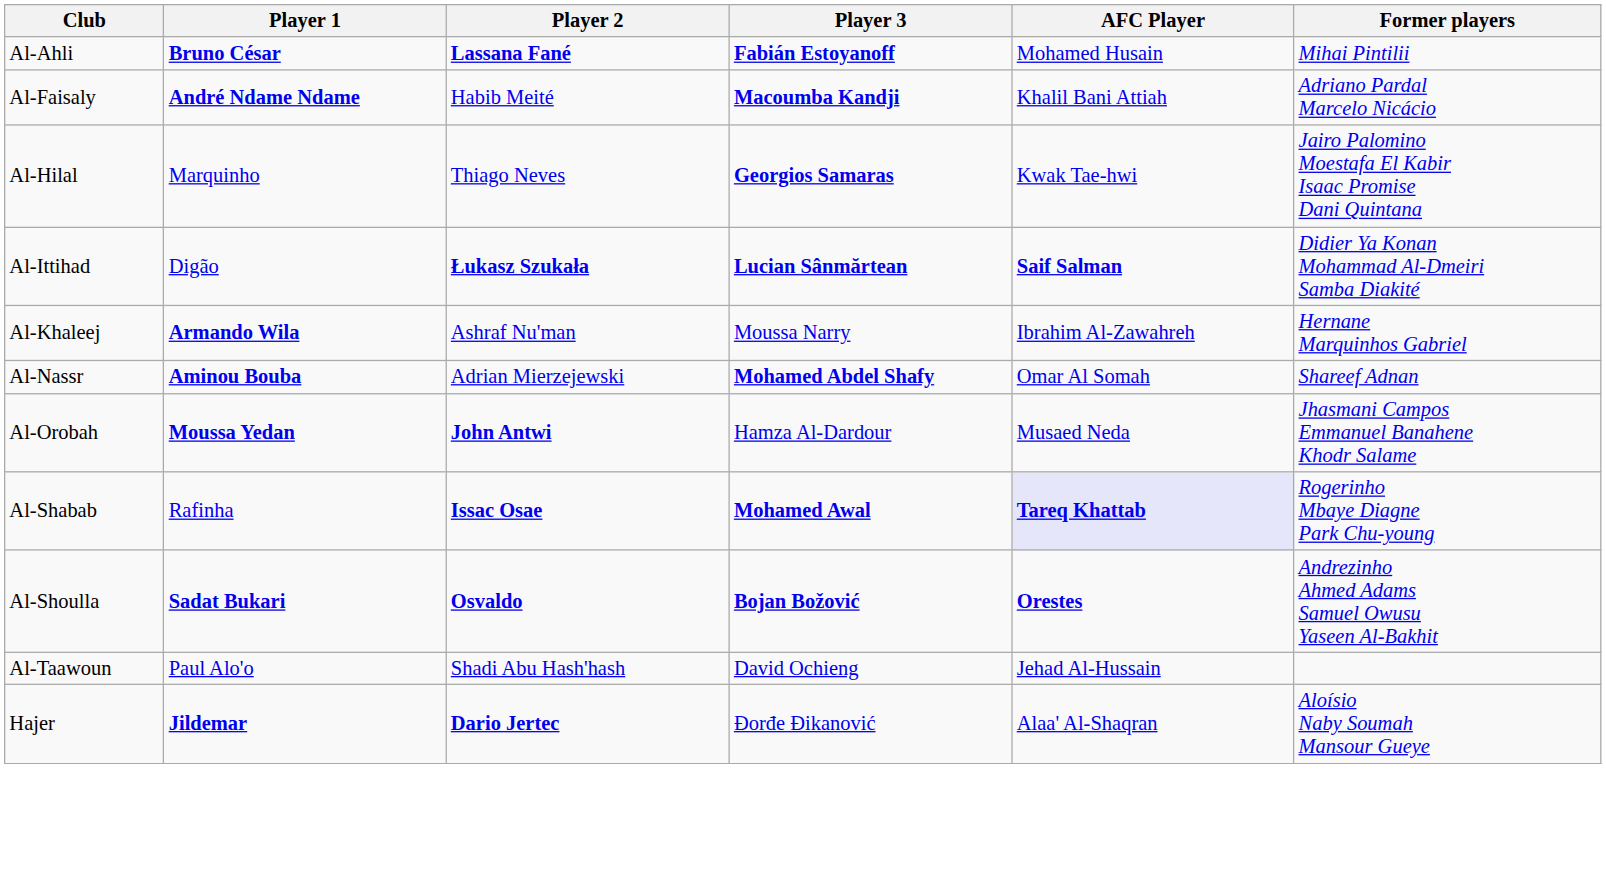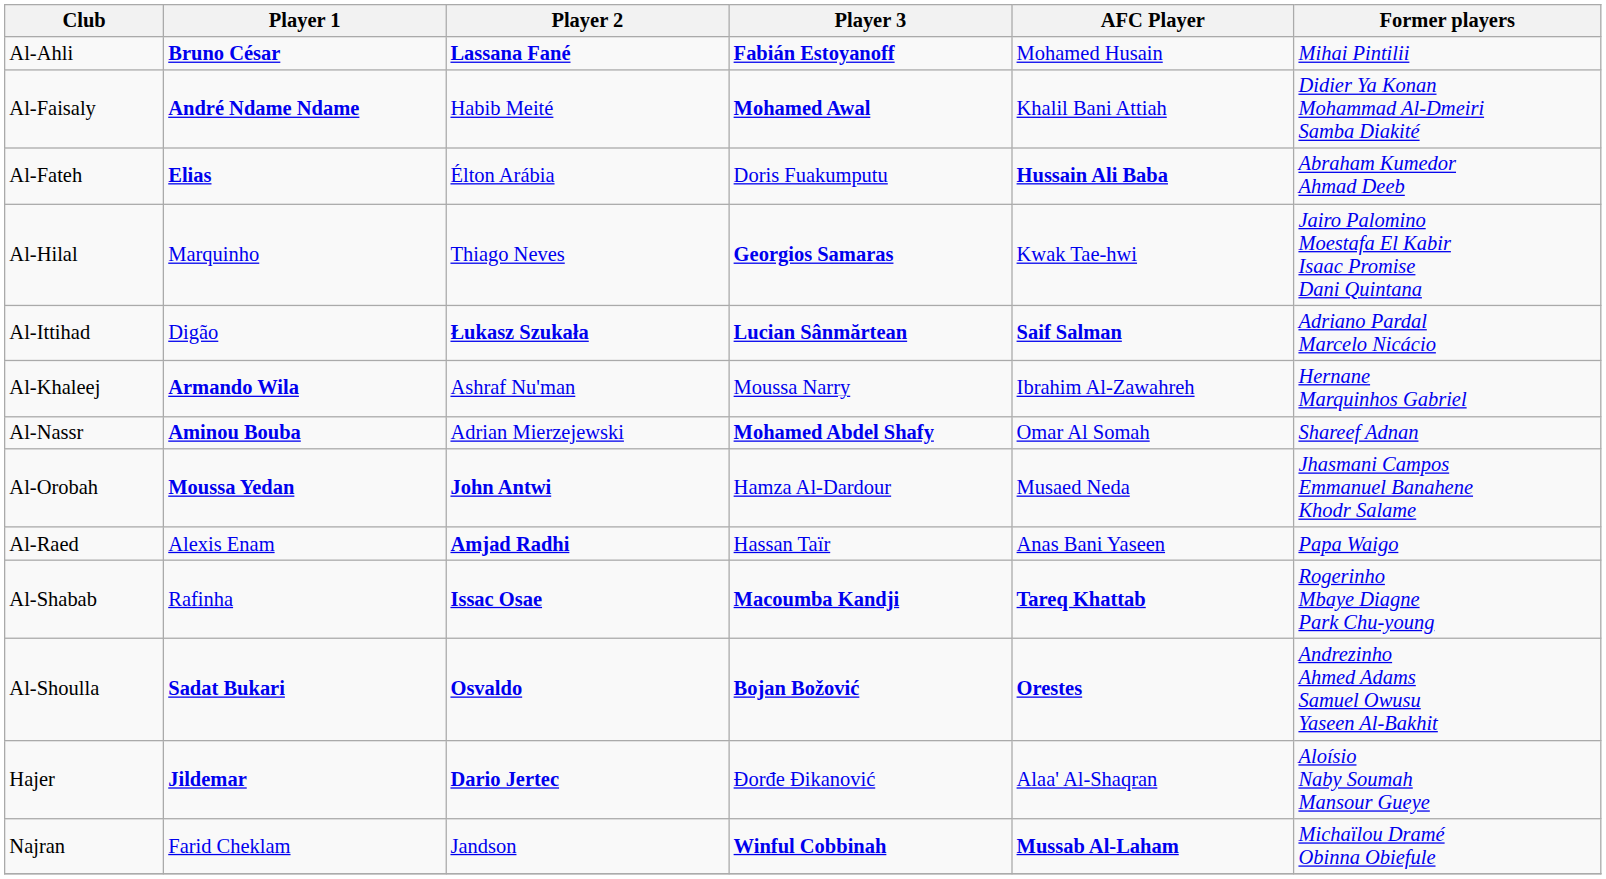(817, 97) Macoumba Kandji -> (802, 108) Mohamed Awal
(1367, 97) Adriano Pardal Marcelo Nicácio -> (1391, 108) Didier Ya Konan Mohammad Al-Dmeiri Samba Diakité
+ row: (46, 175)
(1391, 265) Didier Ya Konan Mohammad Al-Dmeiri Samba Diakité -> (1367, 332) Adriano Pardal Marcelo Nicácio
+ row: (44, 543)
(802, 510) Mohamed Awal -> (816, 598) Macoumba Kandji
(1081, 510) lavender background -> (1081, 598) no background
- row: (60, 668)
+ row: (37, 846)
